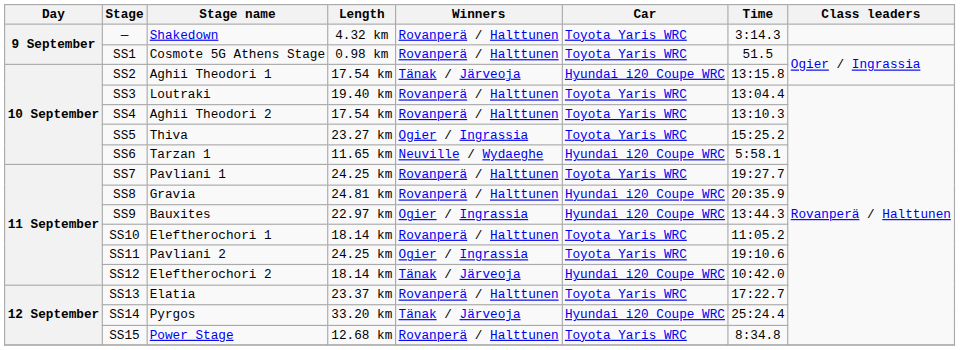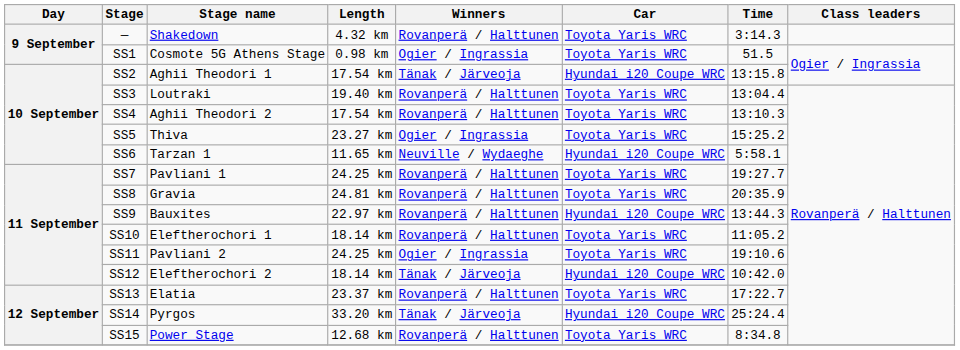(479, 55) Rovanperä / Halttunen -> (463, 55) Ogier / Ingrassia
(645, 195) Hyundai i20 Coupe WRC -> (626, 195) Toyota Yaris WRC
(463, 215) Ogier / Ingrassia -> (479, 215) Rovanperä / Halttunen
